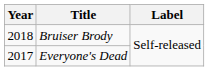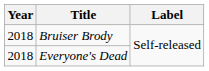(20, 55) 2017 -> (20, 55) 2018
